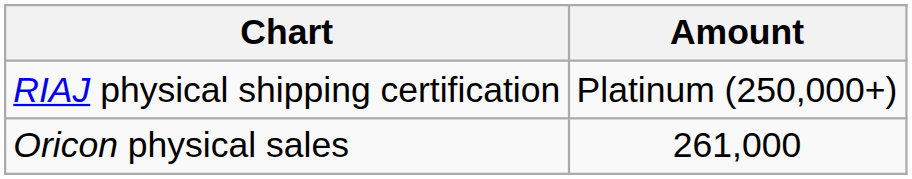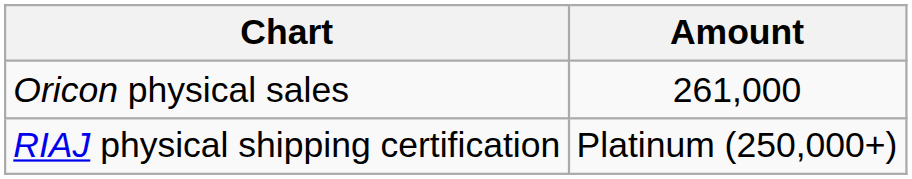rows swapped: (181, 145) <-> (287, 88)
